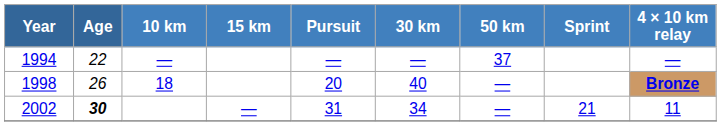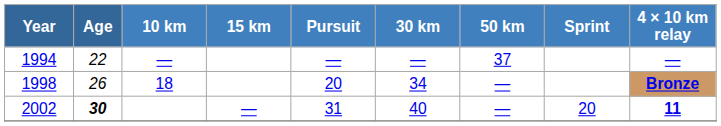(418, 84) 40 -> (418, 84) 34
(418, 109) 34 -> (418, 109) 40
(587, 109) 21 -> (587, 109) 20
(673, 109) normal -> (673, 109) bold
